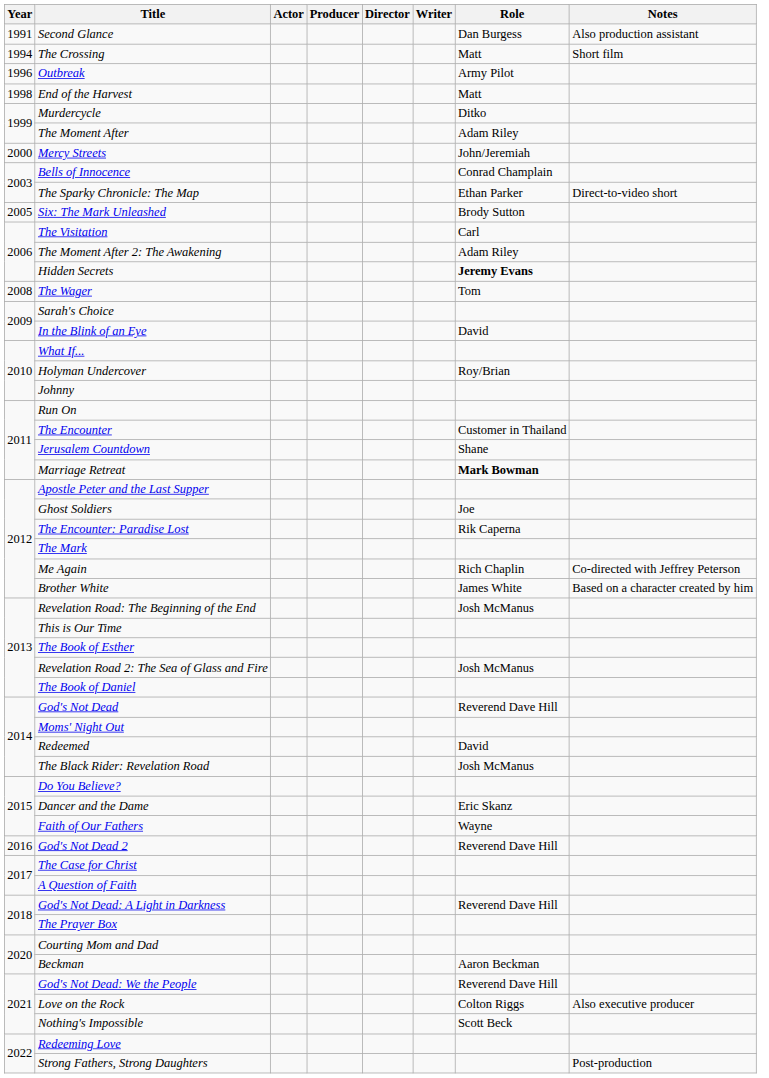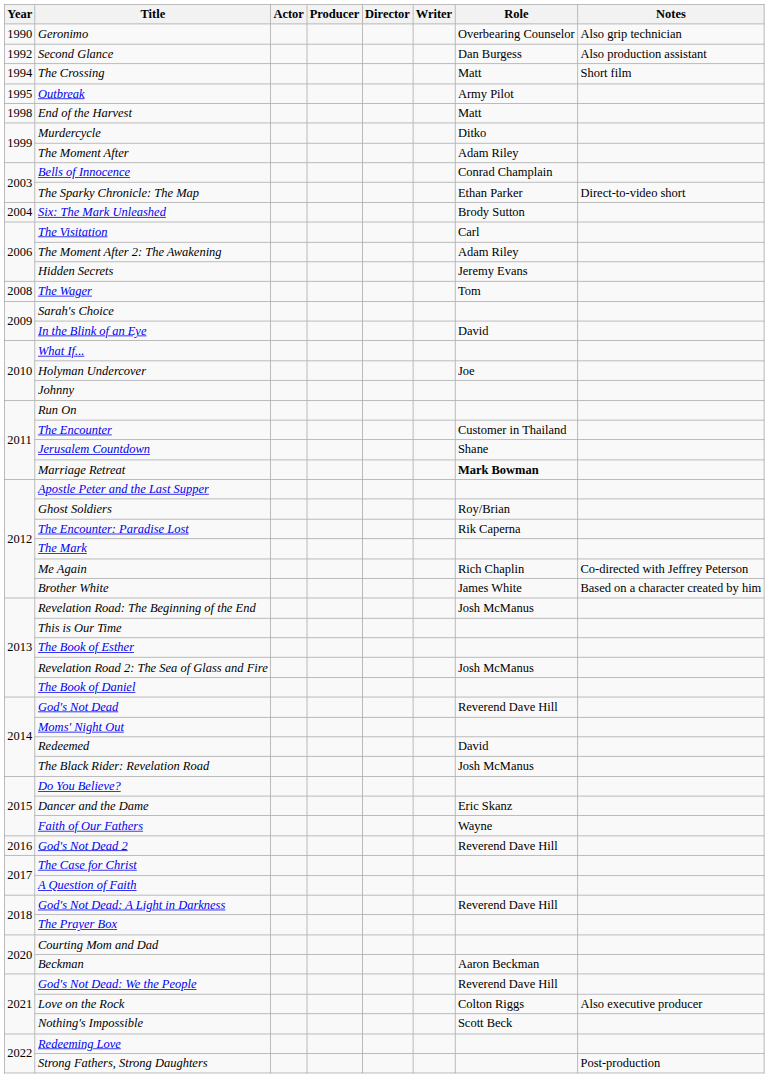+ row: (63, 34)
(20, 34) 1991 -> (20, 53) 1992
(20, 73) 1996 -> (20, 93) 1995
- row: (72, 152)
(20, 212) 2005 -> (20, 212) 2004
(495, 271) bold -> (493, 271) normal
(484, 370) Roy/Brian -> (466, 370) Joe
(466, 509) Joe -> (484, 509) Roy/Brian
